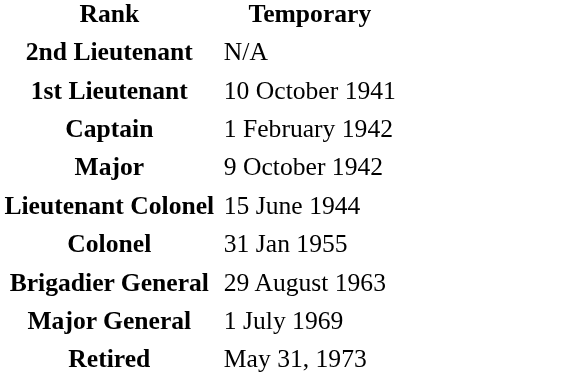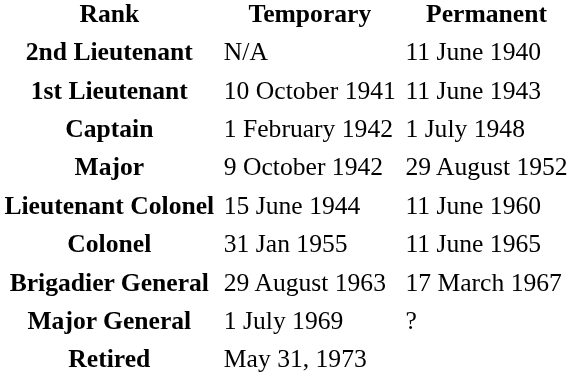+ column: (487, 13)
